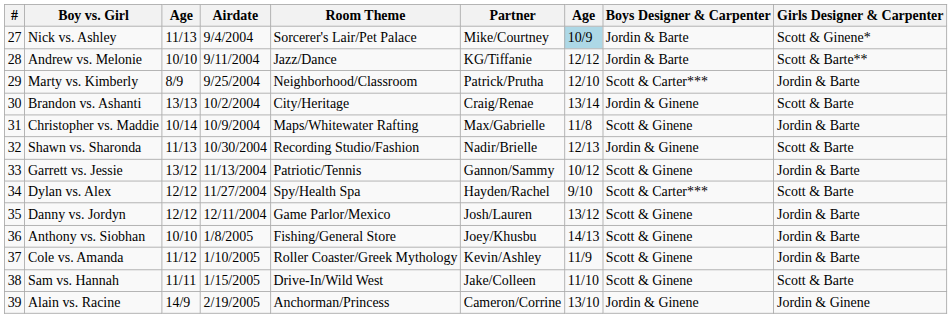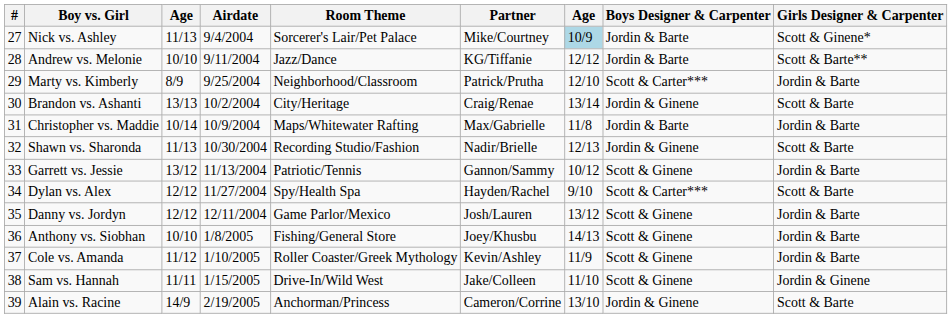(649, 125) Scott & Ginene -> (647, 125) Jordin & Barte
(815, 280) Scott & Barte -> (823, 280) Jordin & Ginene
(823, 302) Jordin & Ginene -> (815, 302) Scott & Barte
